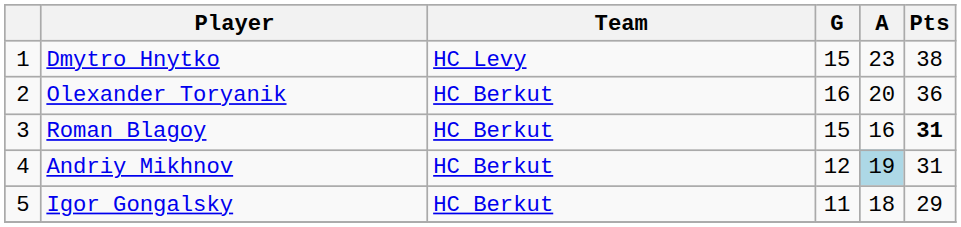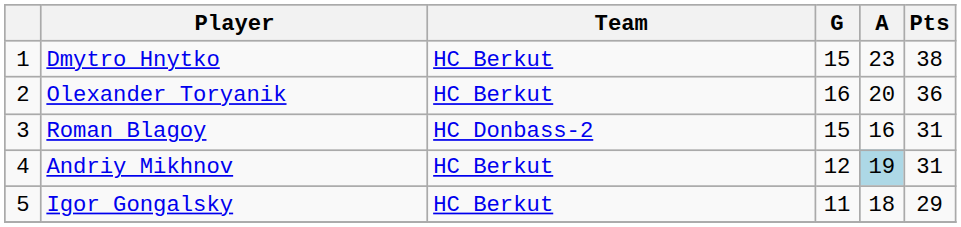(480, 59) HC Levy -> (493, 59) HC Berkut
(493, 132) HC Berkut -> (513, 132) HC Donbass-2
(929, 132) bold -> (929, 132) normal
